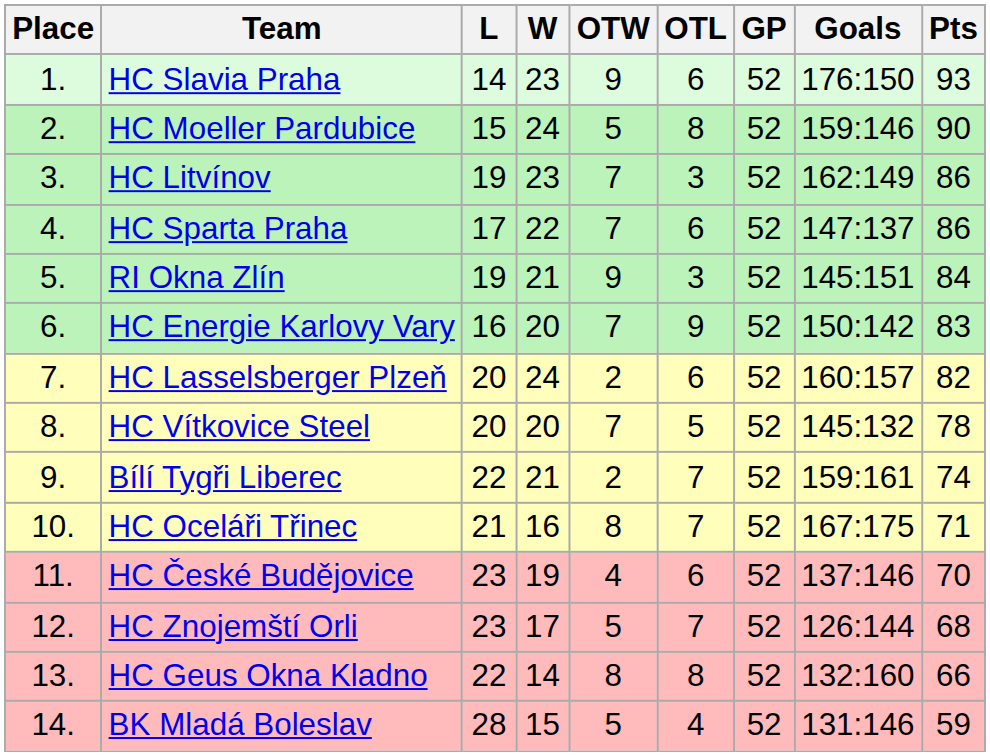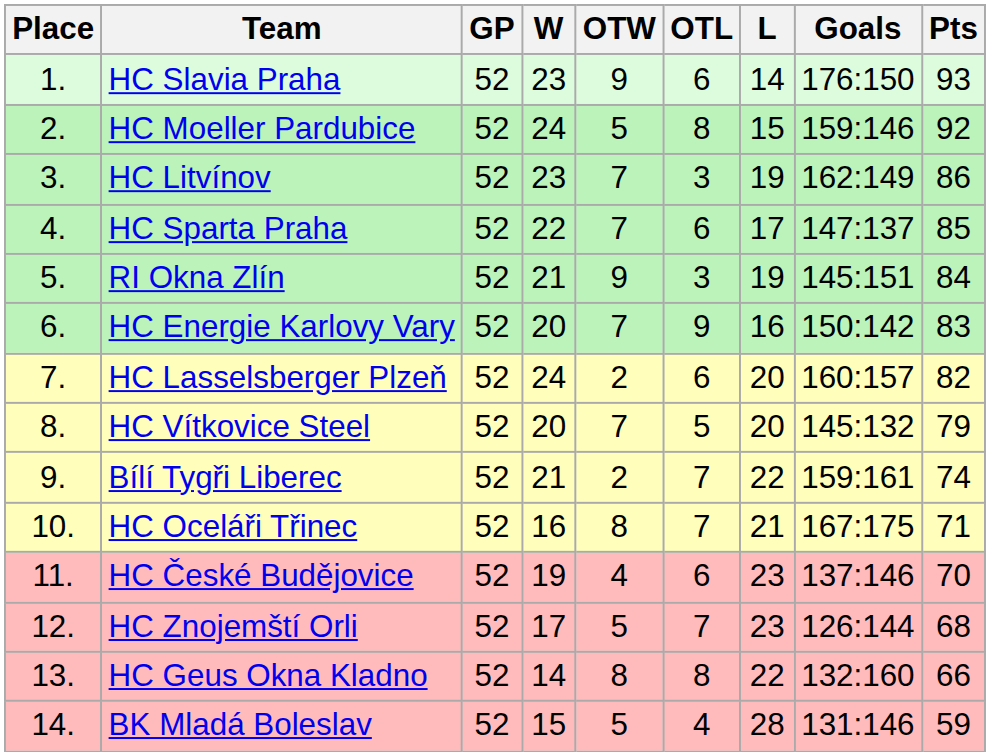columns swapped: (764, 29) <-> (489, 29)
(953, 128) 90 -> (953, 128) 92
(953, 228) 86 -> (953, 228) 85
(953, 427) 78 -> (953, 427) 79
